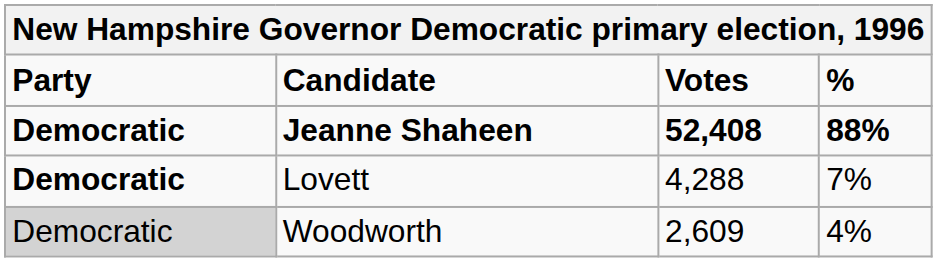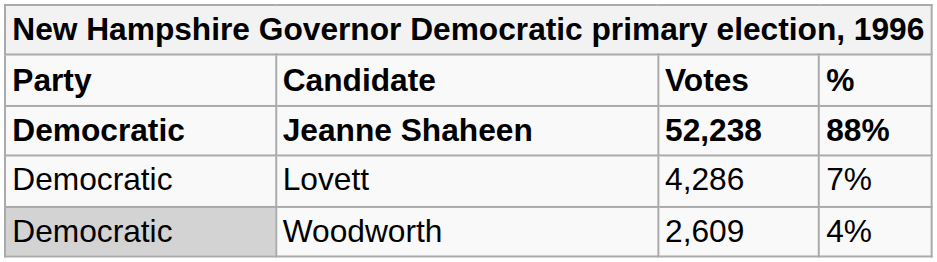(714, 130) 52,408 -> (714, 130) 52,238
(99, 180) bold -> (92, 180) normal
(705, 180) 4,288 -> (705, 180) 4,286
